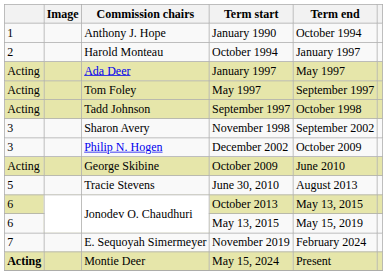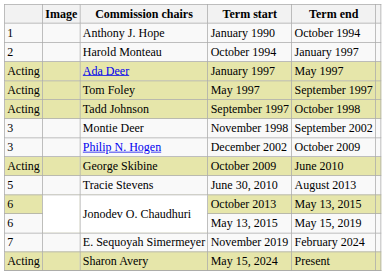(117, 128) Sharon Avery -> (113, 128) Montie Deer
(24, 261) bold -> (23, 261) normal
(115, 261) Montie Deer -> (116, 261) Sharon Avery
